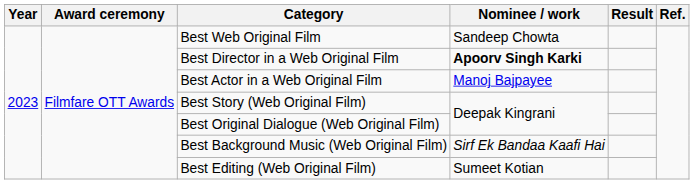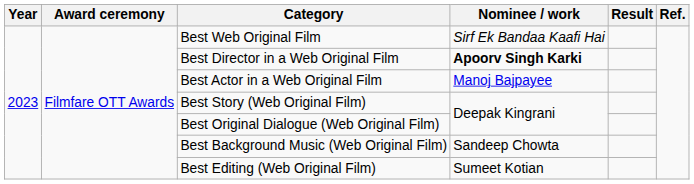(506, 37) Sandeep Chowta -> (529, 37) Sirf Ek Bandaa Kaafi Hai
(529, 146) Sirf Ek Bandaa Kaafi Hai -> (506, 146) Sandeep Chowta
